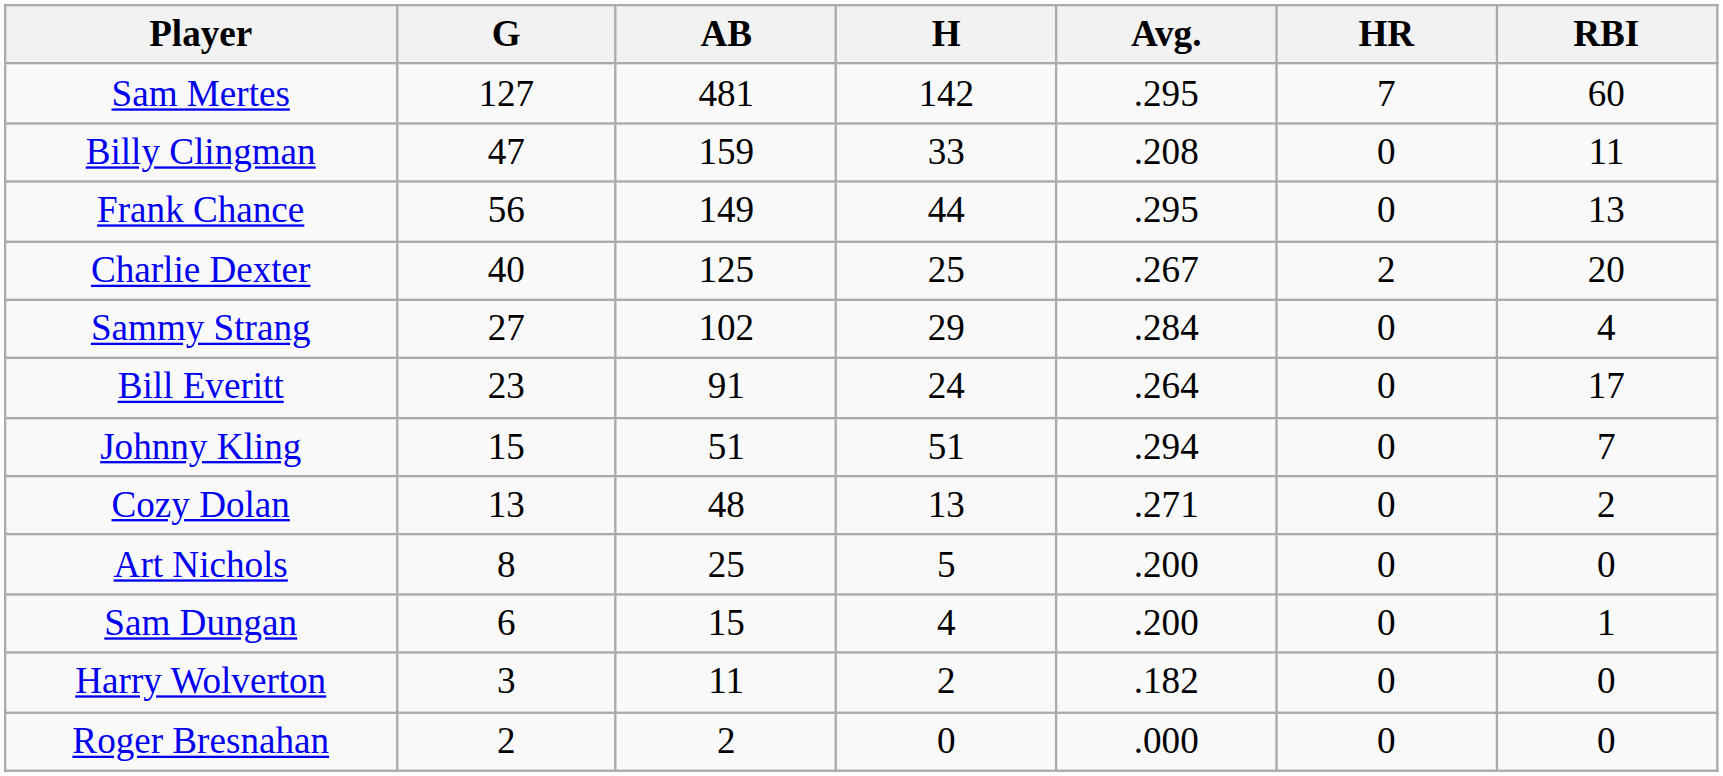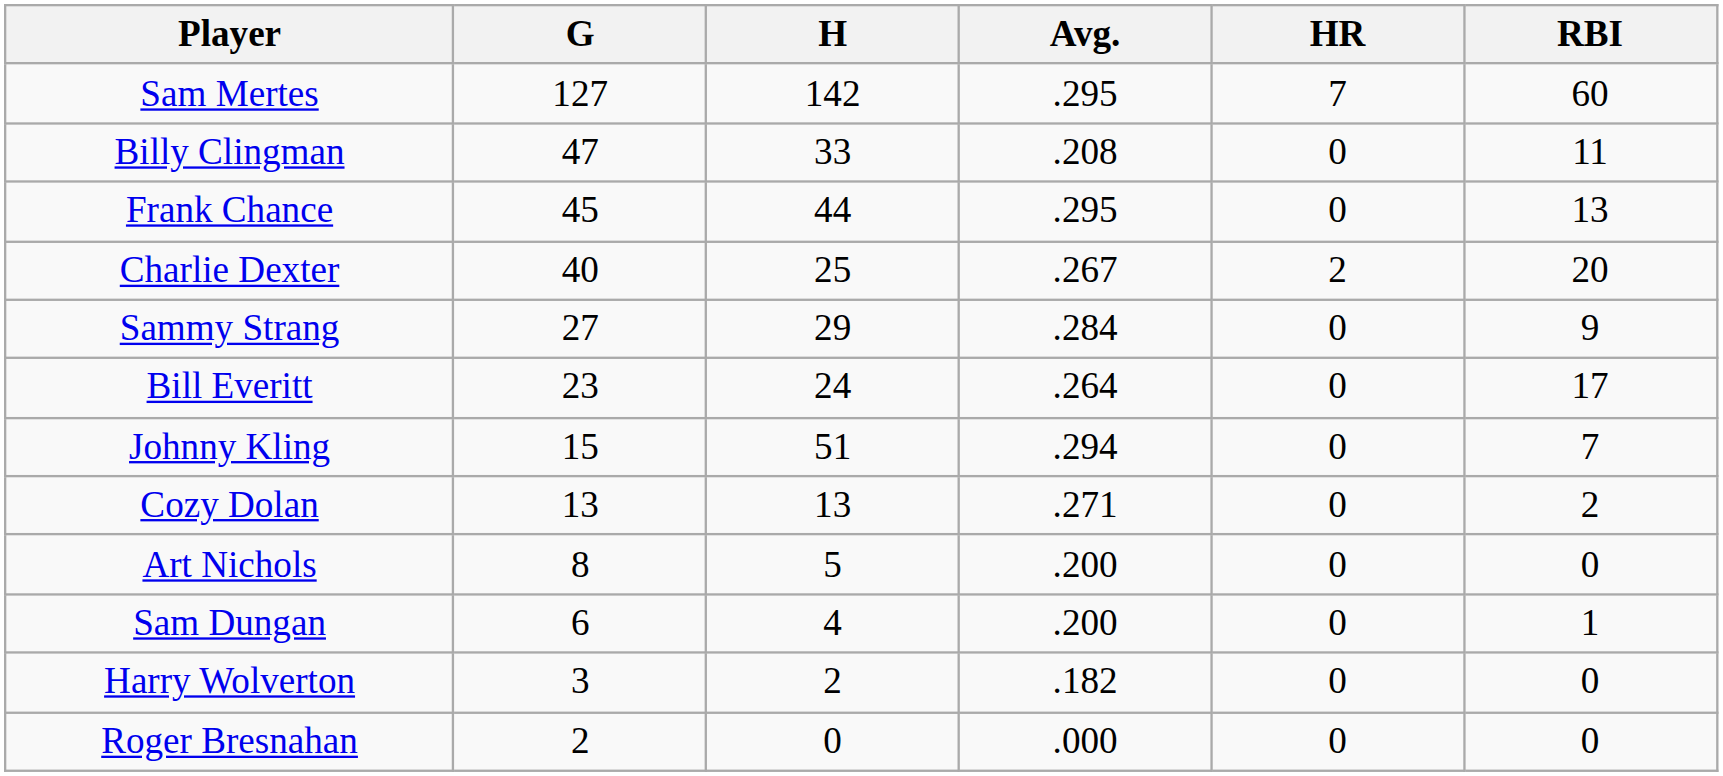- column: (726, 33)
(506, 210) 56 -> (580, 210) 45
(1606, 328) 4 -> (1590, 328) 9
